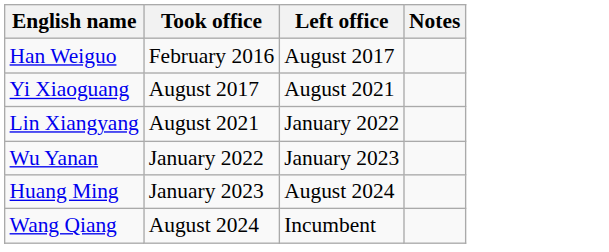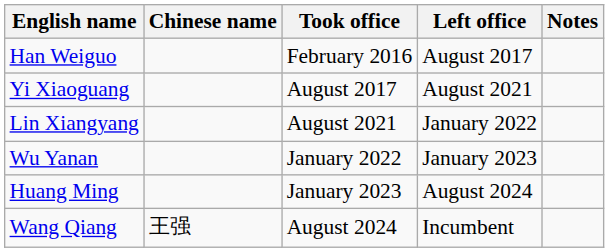+ column: (213, 21)
